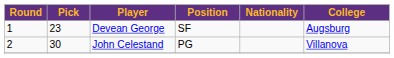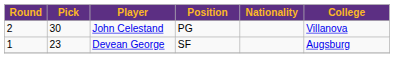rows swapped: (128, 28) <-> (128, 45)
